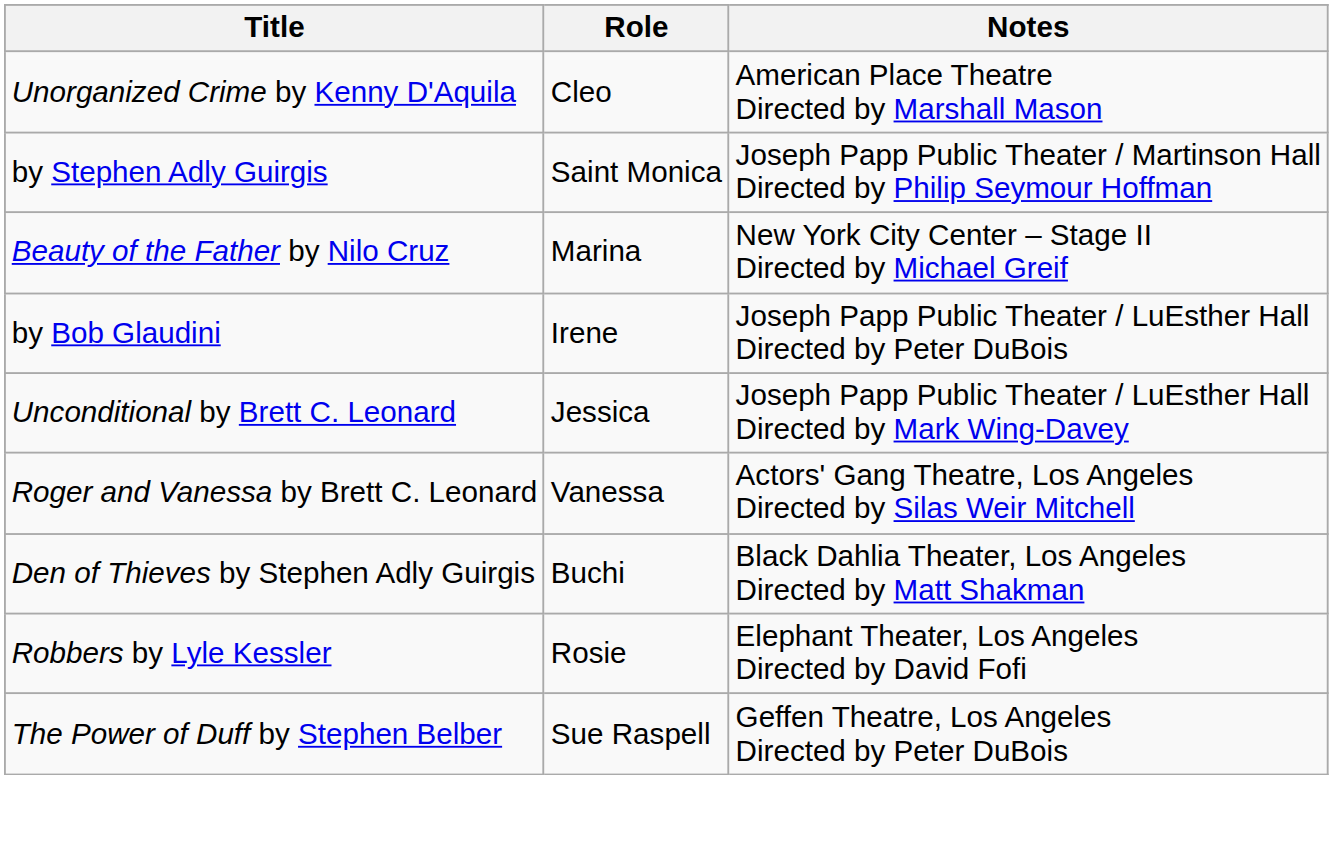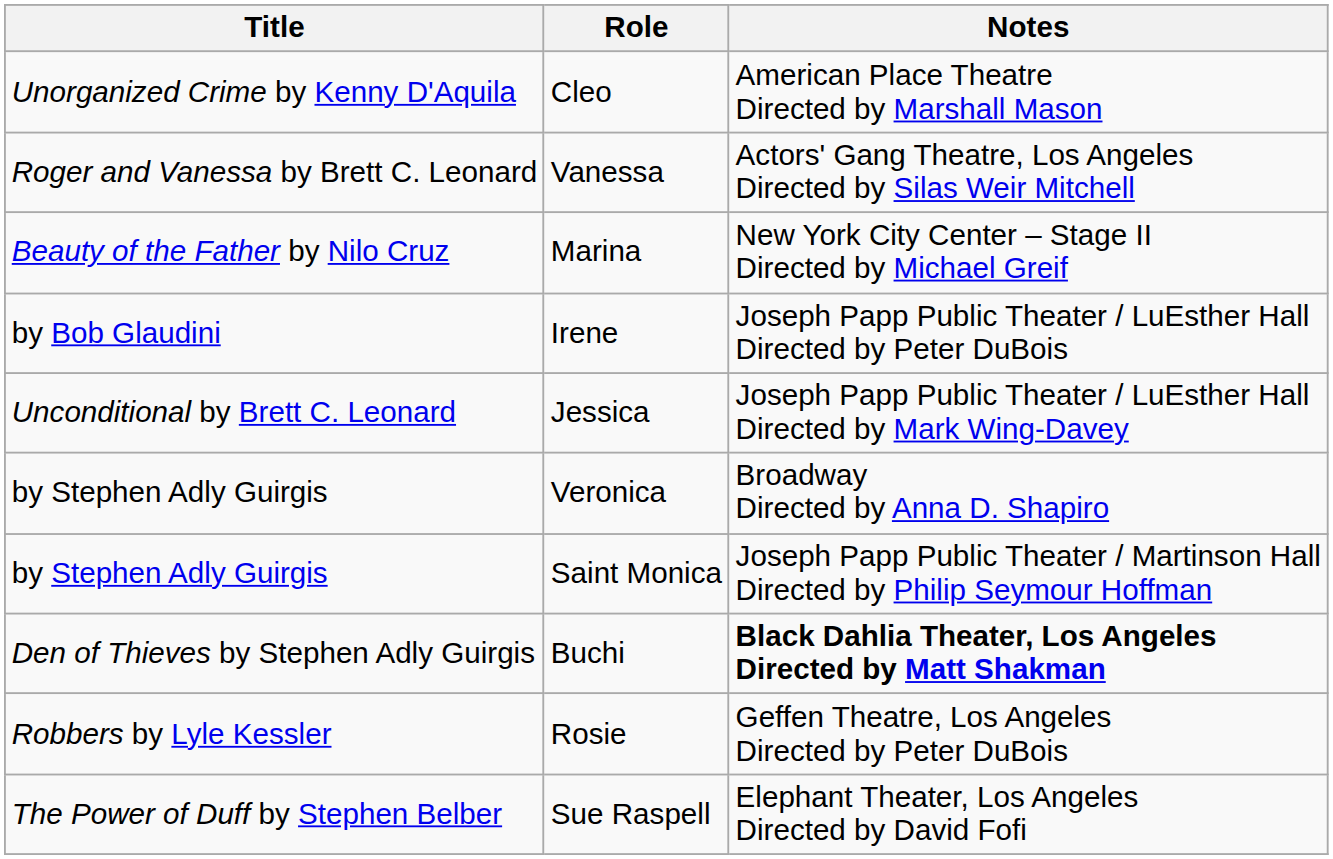rows swapped: (636, 171) <-> (607, 492)
+ row: (608, 492)
(961, 573) normal -> (976, 653) bold
(937, 653) Elephant Theater, Los Angeles Directed by David Fofi -> (923, 733) Geffen Theatre, Los Angeles Directed by Peter DuBois
(923, 733) Geffen Theatre, Los Angeles Directed by Peter DuBois -> (937, 813) Elephant Theater, Los Angeles Directed by David Fofi
